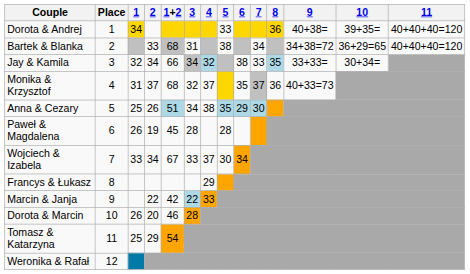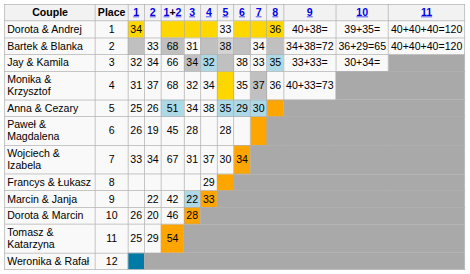(225, 46) no background -> (225, 46) lightgrey background
(209, 85) 37 -> (209, 85) 34
(192, 159) 33 -> (192, 159) 31
